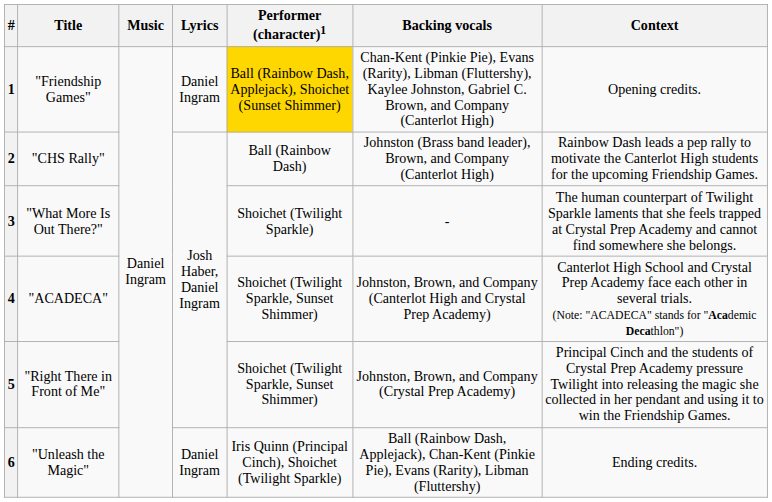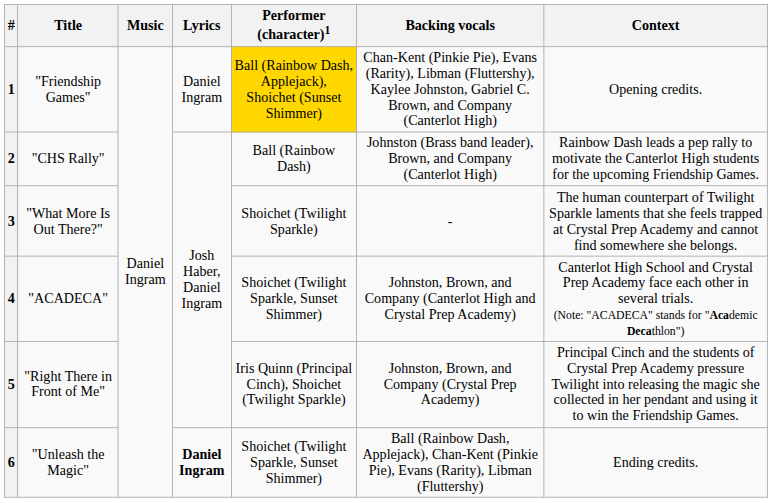(290, 384) Shoichet (Twilight Sparkle, Sunset Shimmer) -> (294, 384) Iris Quinn (Principal Cinch), Shoichet (Twilight Sparkle)
(200, 462) normal -> (202, 462) bold
(290, 462) Iris Quinn (Principal Cinch), Shoichet (Twilight Sparkle) -> (294, 462) Shoichet (Twilight Sparkle, Sunset Shimmer)
